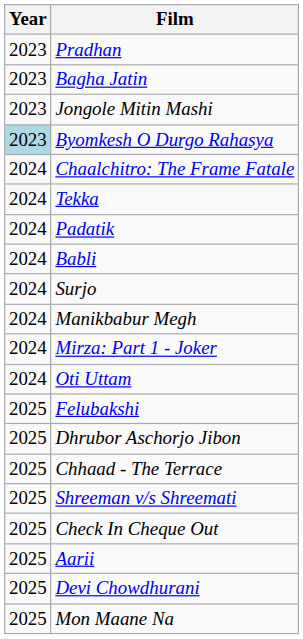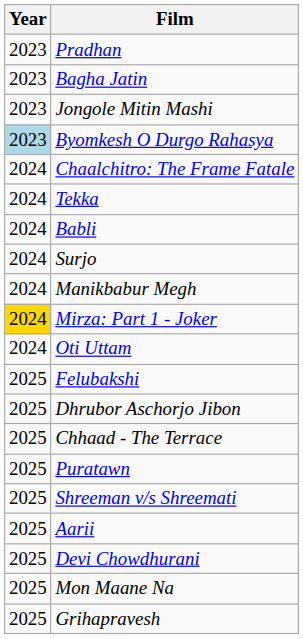- row: (85, 229)
(28, 348) no background -> (28, 318) gold background
+ row: (93, 468)
- row: (137, 528)
+ row: (108, 618)
